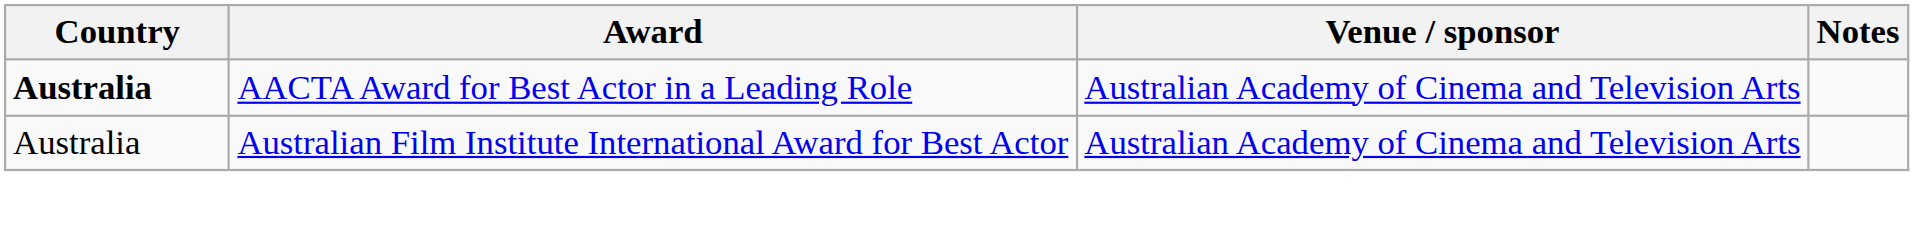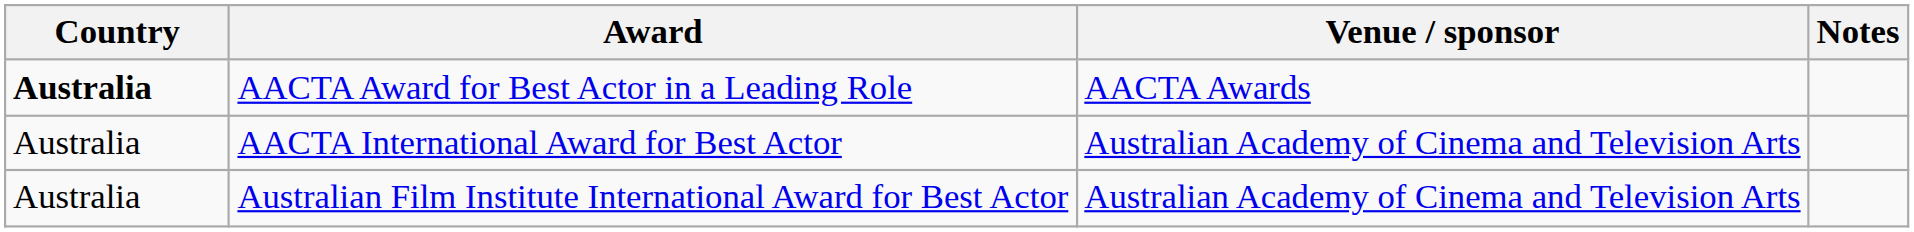(1442, 87) Australian Academy of Cinema and Television Arts -> (1198, 87) AACTA Awards
+ row: (540, 142)
